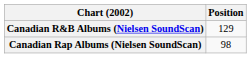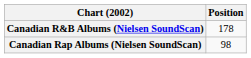(226, 28) 129 -> (226, 28) 178
